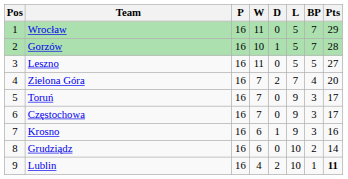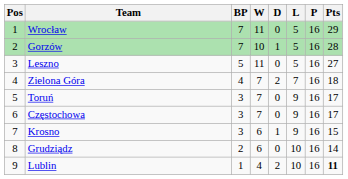columns swapped: (240, 13) <-> (314, 13)
(333, 81) 20 -> (333, 81) 18
(333, 132) 16 -> (333, 132) 15
